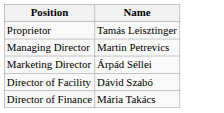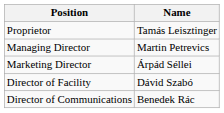- row: (49, 99)
+ row: (69, 99)
